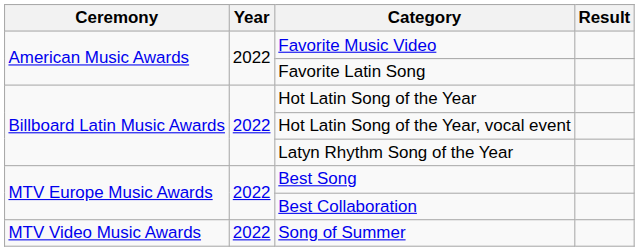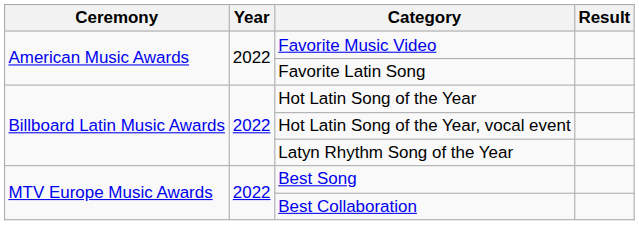- row: (342, 233)
